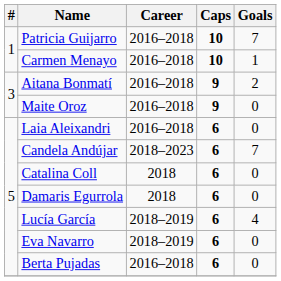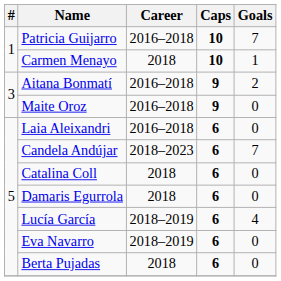(162, 60) 2016–2018 -> (162, 60) 2018
(162, 264) 2016–2018 -> (162, 264) 2018
